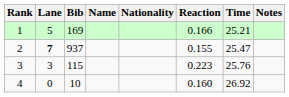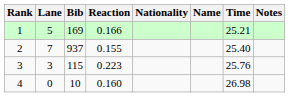columns swapped: (102, 13) <-> (200, 13)
(50, 48) bold -> (50, 48) normal
(238, 48) 25.47 -> (238, 48) 25.40
(238, 83) 26.92 -> (238, 83) 26.98
